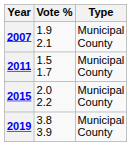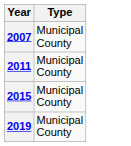- column: (55, 13)
